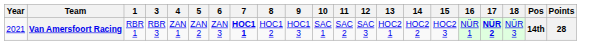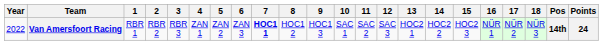+ column: (157, 11)
(16, 28) 2021 -> (16, 28) 2022
(492, 28) bold -> (514, 28) normal
(561, 28) 28 -> (583, 28) 24
